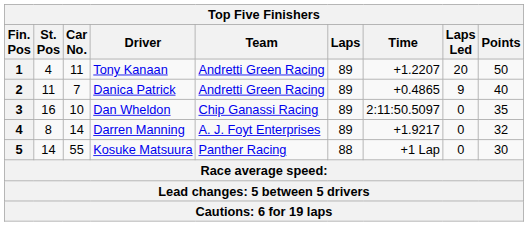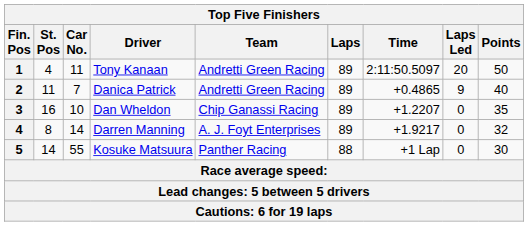(417, 69) +1.2207 -> (403, 69) 2:11:50.5097
(403, 110) 2:11:50.5097 -> (417, 110) +1.2207
